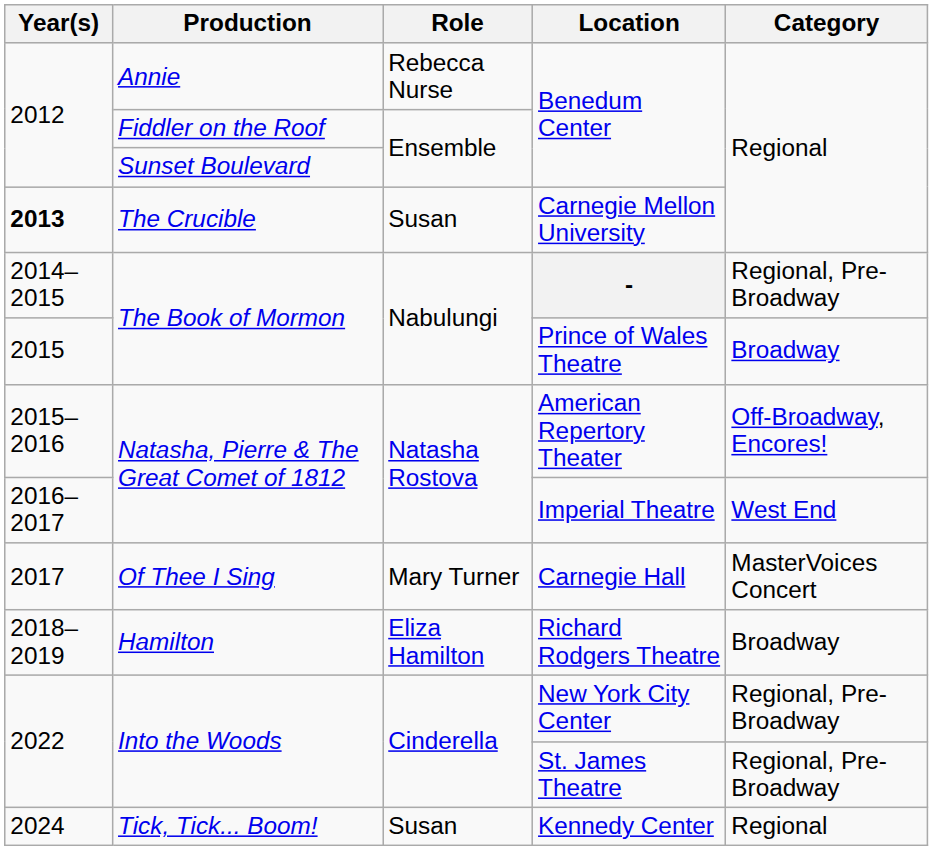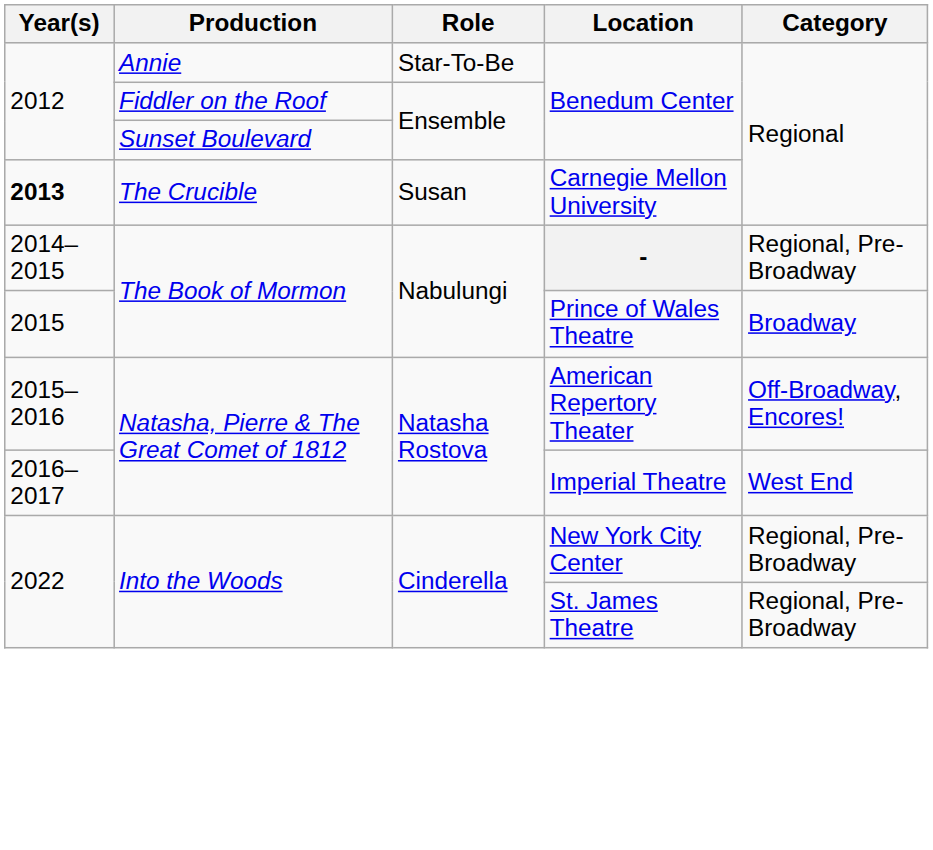(436, 76) Rebecca Nurse -> (456, 62) Star-To-Be
- row: (196, 576)
- row: (166, 642)
- row: (218, 826)
